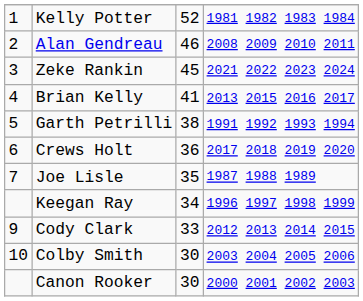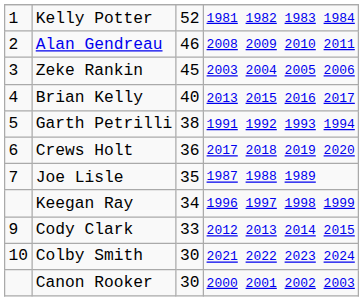(281, 71) 2021 2022 2023 2024 -> (281, 71) 2003 2004 2005 2006
(190, 97) 41 -> (190, 97) 40
(281, 256) 2003 2004 2005 2006 -> (281, 256) 2021 2022 2023 2024
